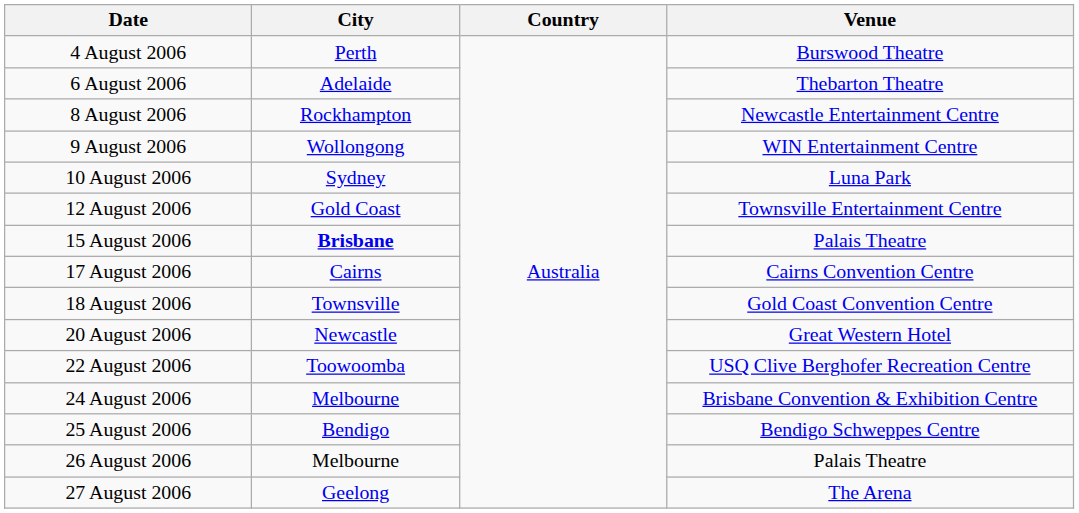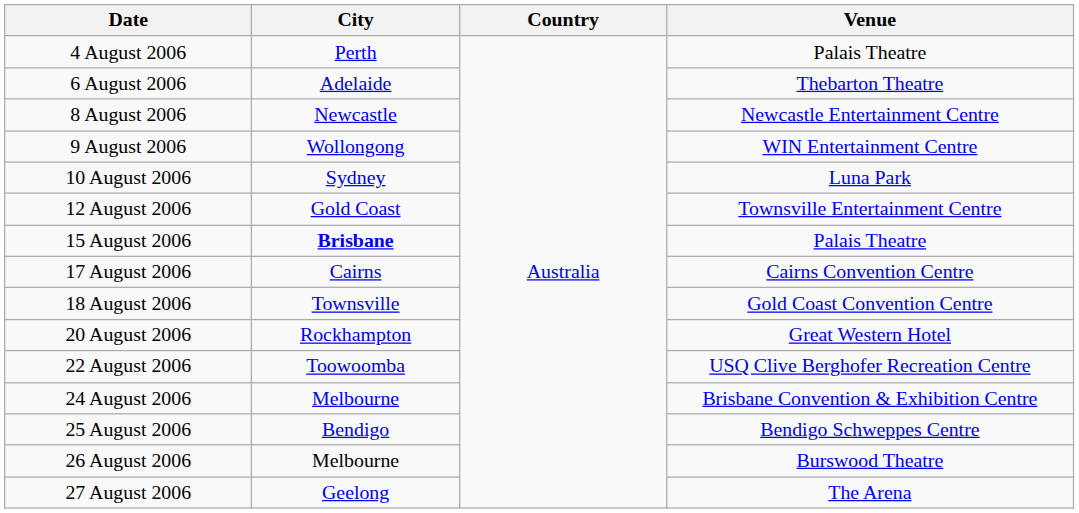(870, 51) Burswood Theatre -> (870, 51) Palais Theatre
(356, 114) Rockhampton -> (356, 114) Newcastle
(356, 334) Newcastle -> (356, 334) Rockhampton
(870, 460) Palais Theatre -> (870, 460) Burswood Theatre
